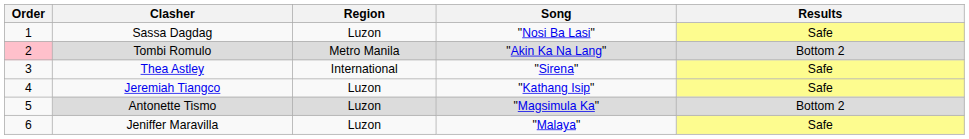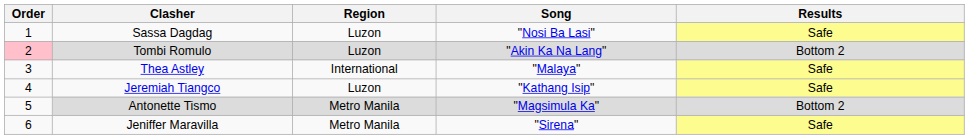(364, 51) Metro Manila -> (364, 51) Luzon
(556, 69) "Sirena" -> (556, 69) "Malaya"
(364, 106) Luzon -> (364, 106) Metro Manila
(364, 125) Luzon -> (364, 125) Metro Manila
(556, 125) "Malaya" -> (556, 125) "Sirena"
